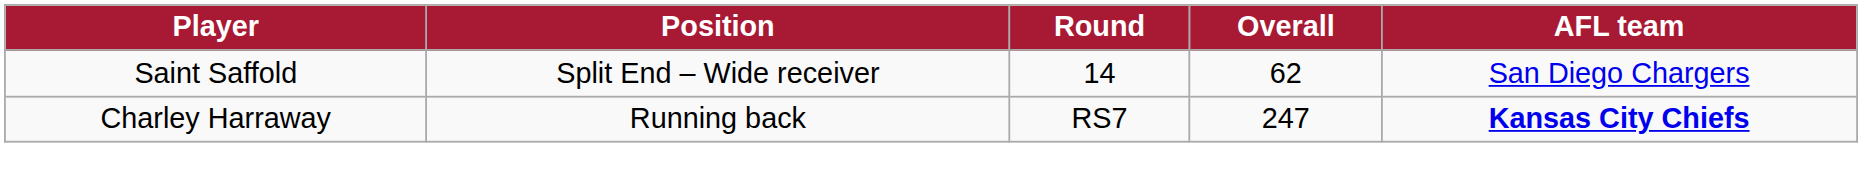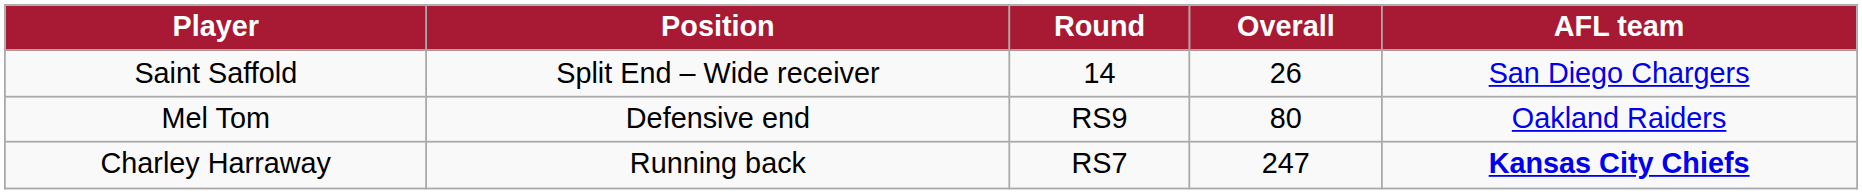(1286, 73) 62 -> (1286, 73) 26
+ row: (216, 118)
